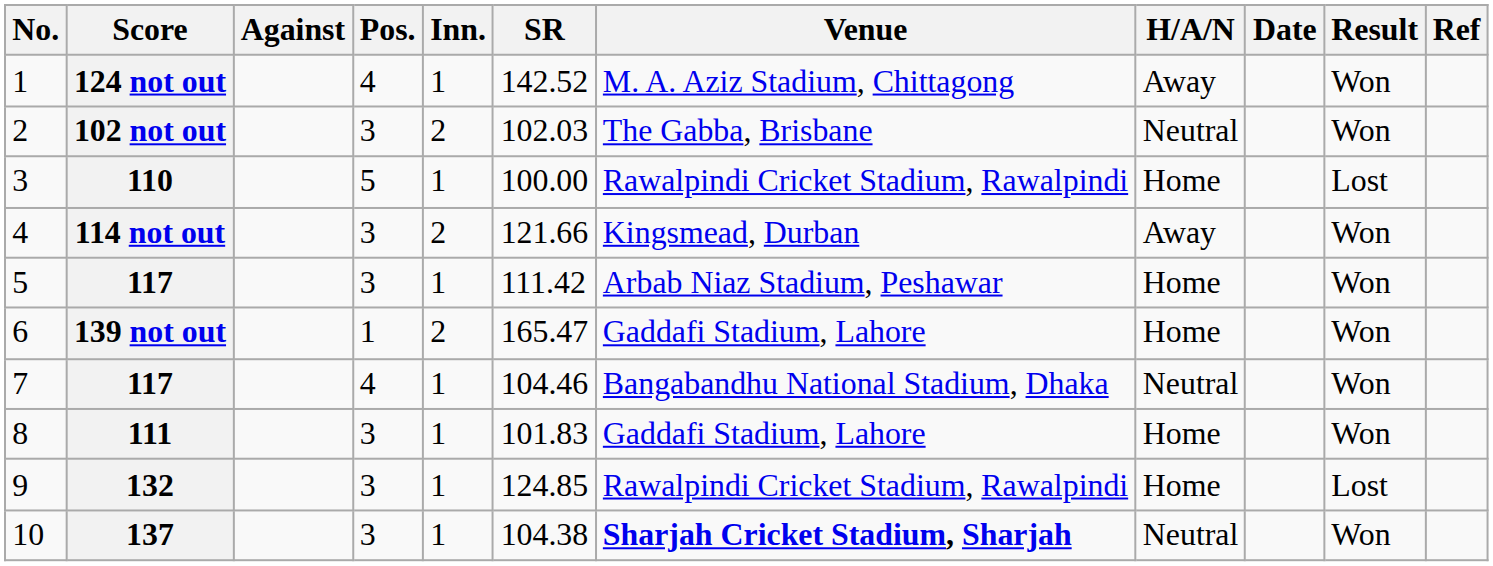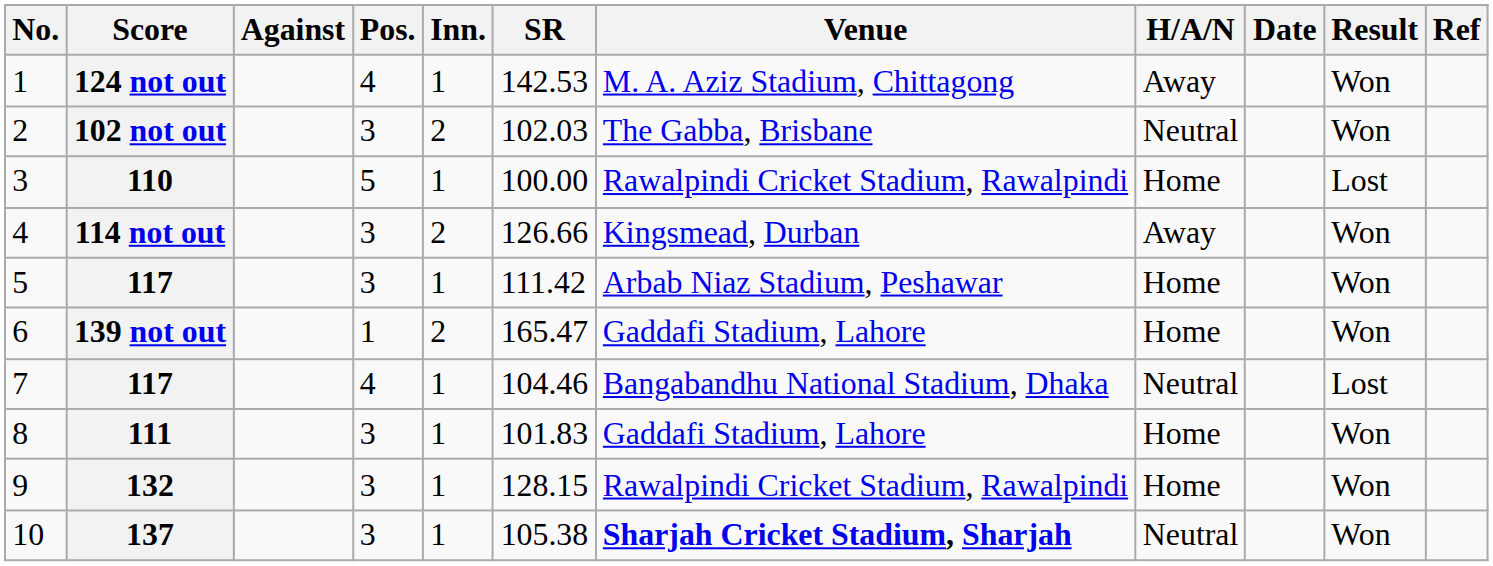(544, 80) 142.52 -> (544, 80) 142.53
(544, 231) 121.66 -> (544, 231) 126.66
(1361, 383) Won -> (1360, 383) Lost
(544, 484) 124.85 -> (544, 484) 128.15
(1360, 484) Lost -> (1361, 484) Won
(544, 534) 104.38 -> (544, 534) 105.38
